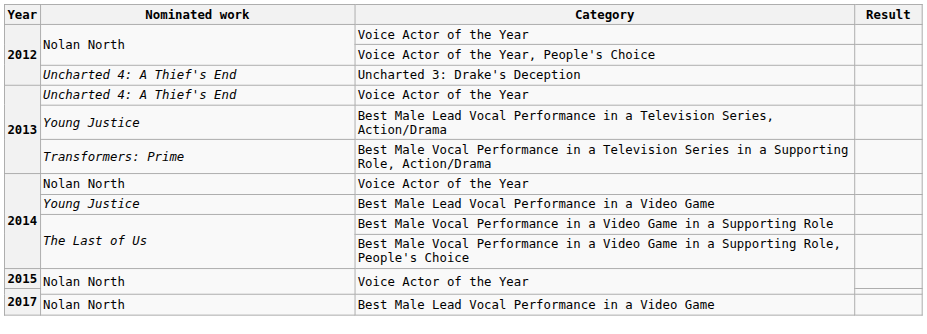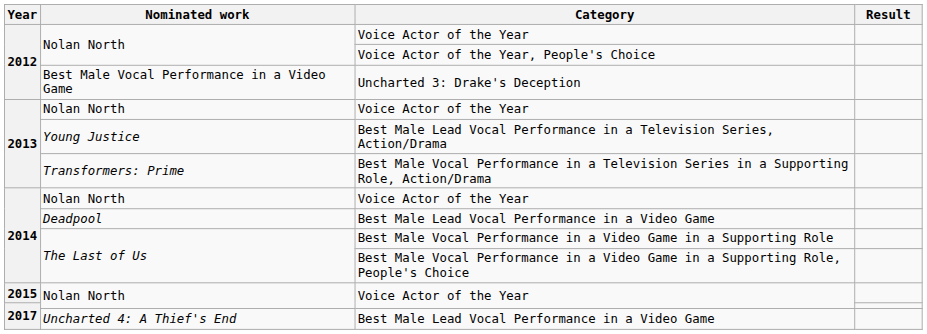(140, 75) Uncharted 4: A Thief's End -> (184, 82) Best Male Vocal Performance in a Video Game
(140, 95) Uncharted 4: A Thief's End -> (84, 109) Nolan North
(91, 204) Young Justice -> (73, 218) Deadpool
(84, 305) Nolan North -> (140, 319) Uncharted 4: A Thief's End
